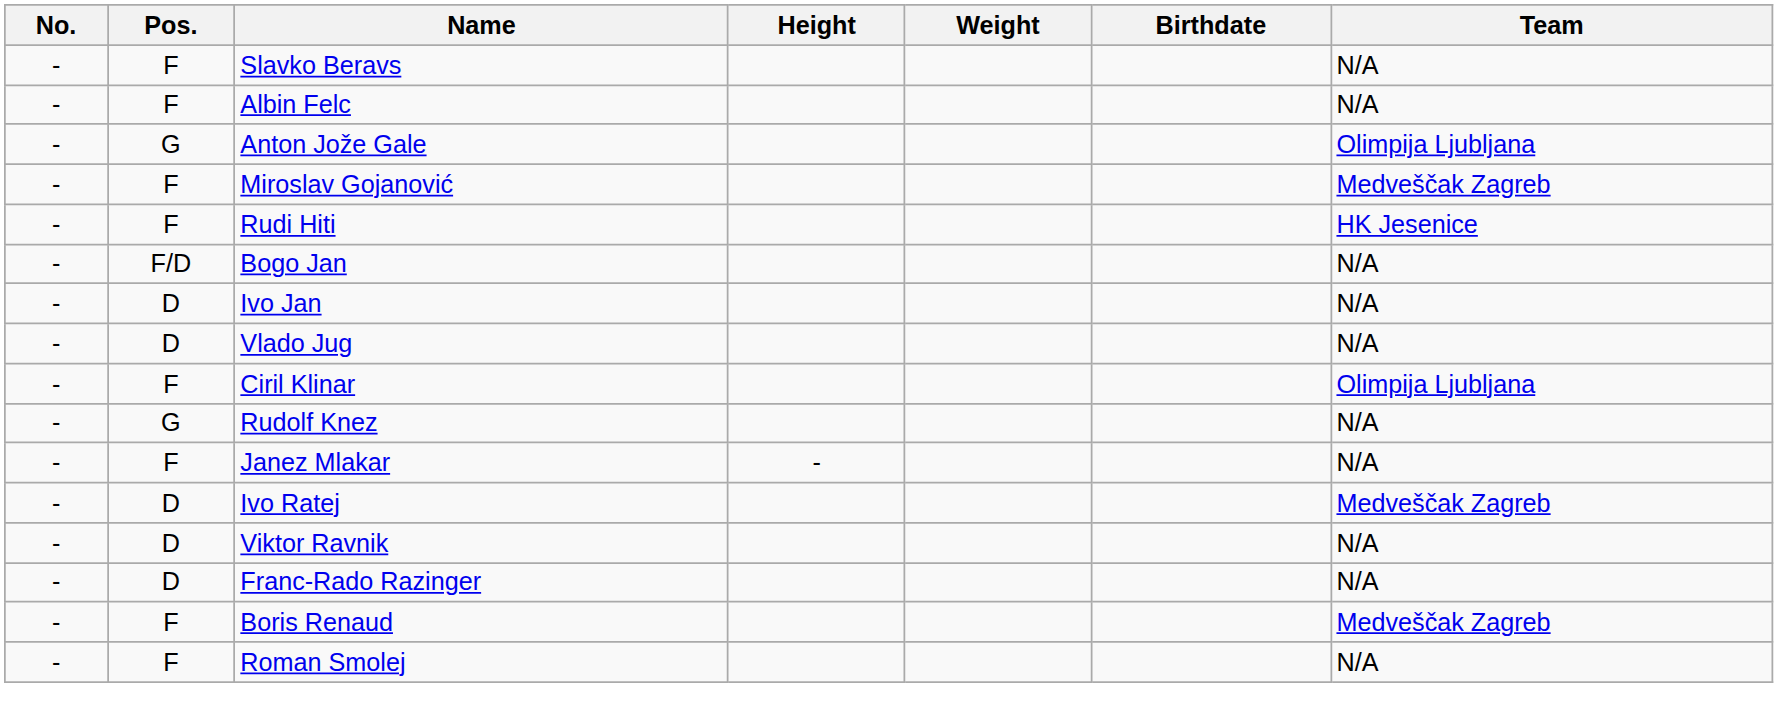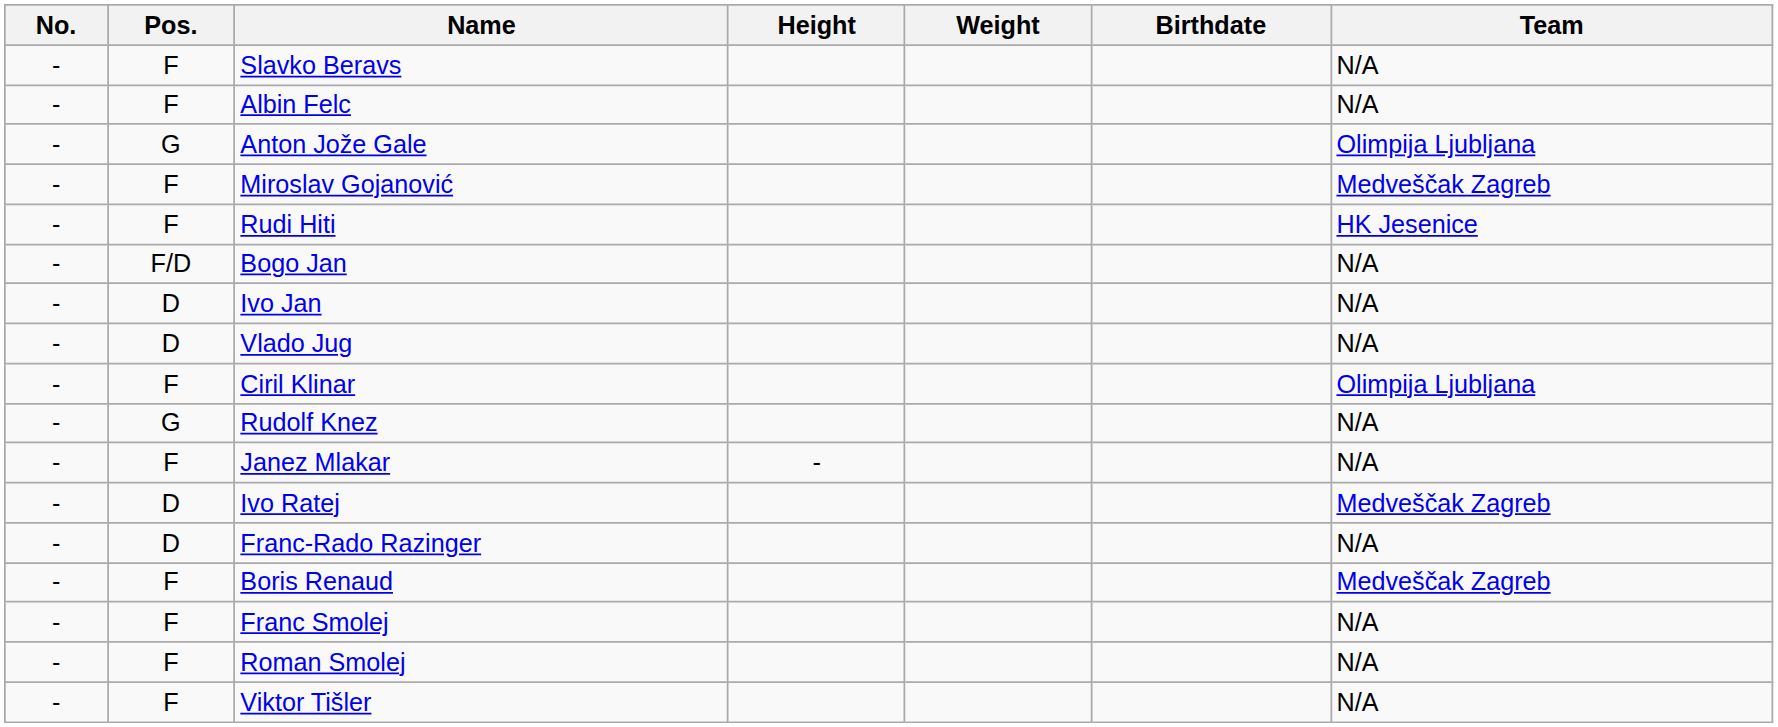- row: (314, 543)
+ row: (315, 622)
+ row: (306, 702)
